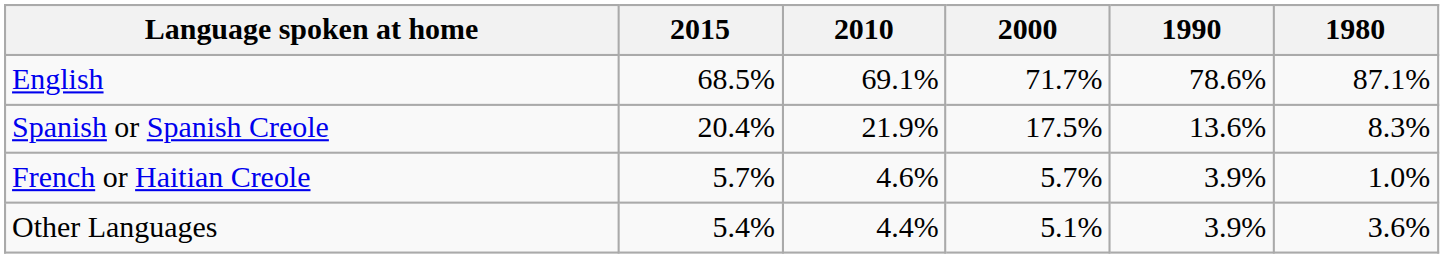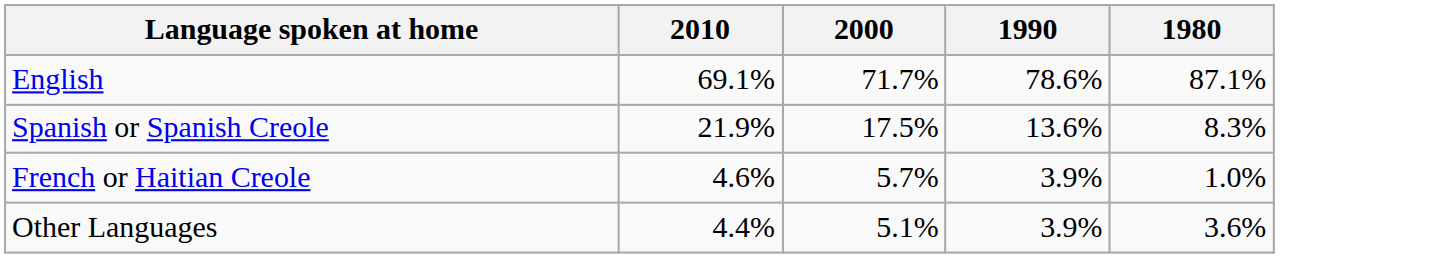- column: (700, 29)
